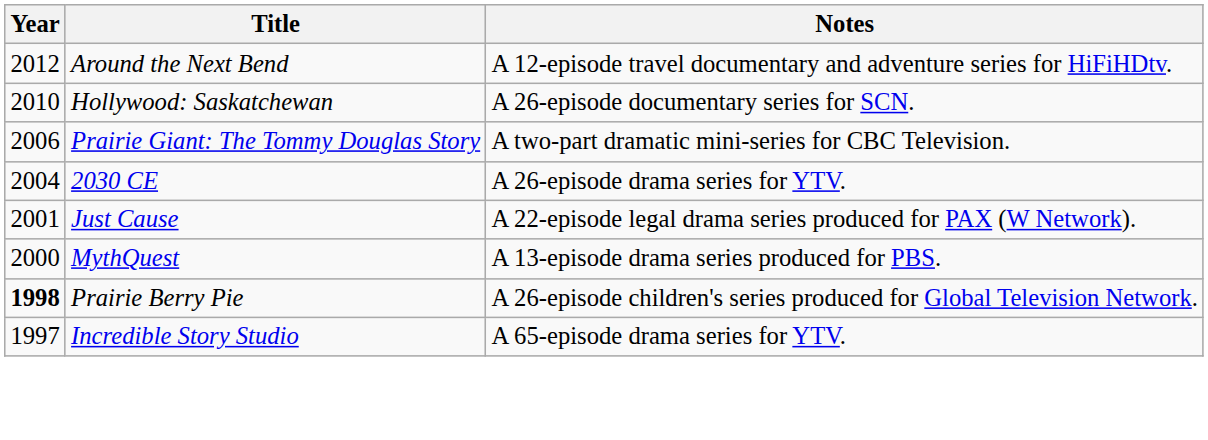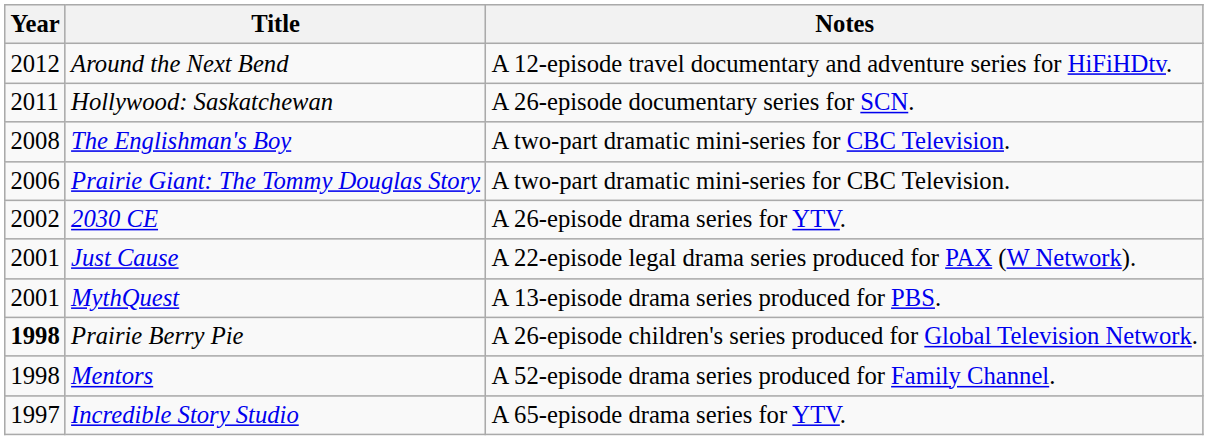(35, 102) 2010 -> (35, 102) 2011
+ row: (181, 141)
(35, 180) 2004 -> (35, 219) 2002
(35, 258) 2000 -> (35, 297) 2001
+ row: (112, 375)
